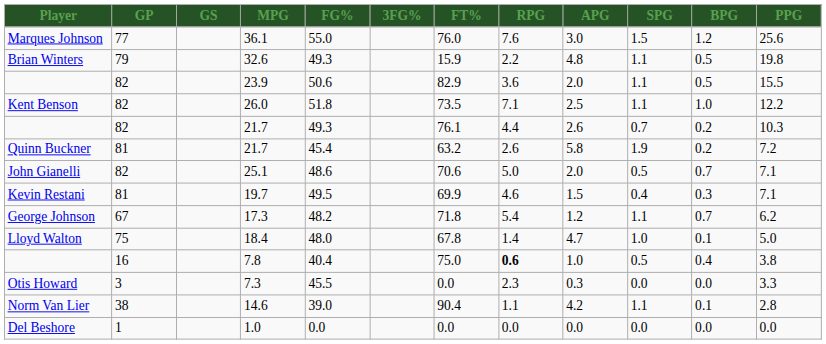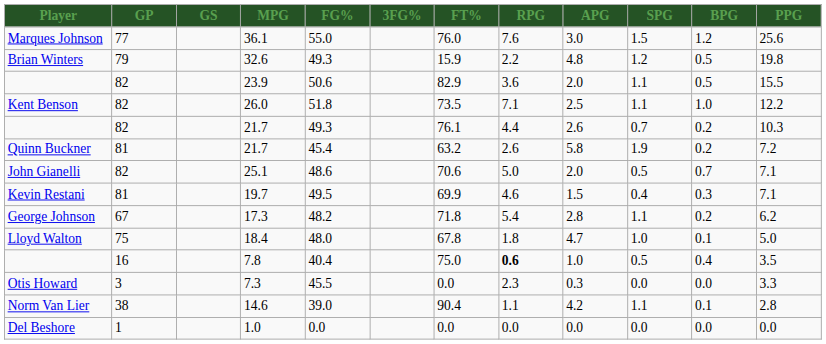(639, 60) 1.1 -> (639, 60) 1.2
(575, 216) 1.2 -> (575, 216) 2.8
(704, 216) 0.7 -> (704, 216) 0.2
(510, 239) 1.4 -> (510, 239) 1.8
(768, 261) 3.8 -> (768, 261) 3.5
